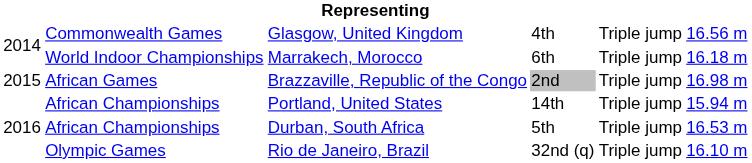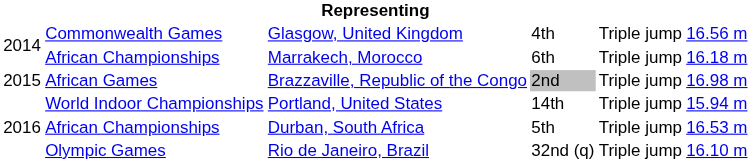(154, 57) World Indoor Championships -> (132, 57) African Championships
(132, 103) African Championships -> (154, 103) World Indoor Championships
